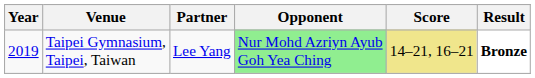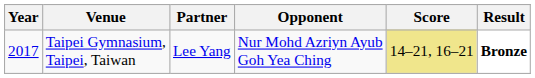(23, 51) 2019 -> (23, 51) 2017
(310, 51) lightgreen background -> (310, 51) no background
